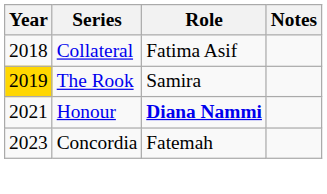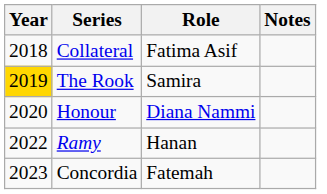(28, 111) 2021 -> (28, 111) 2020
(204, 111) bold -> (201, 111) normal
+ row: (79, 142)
